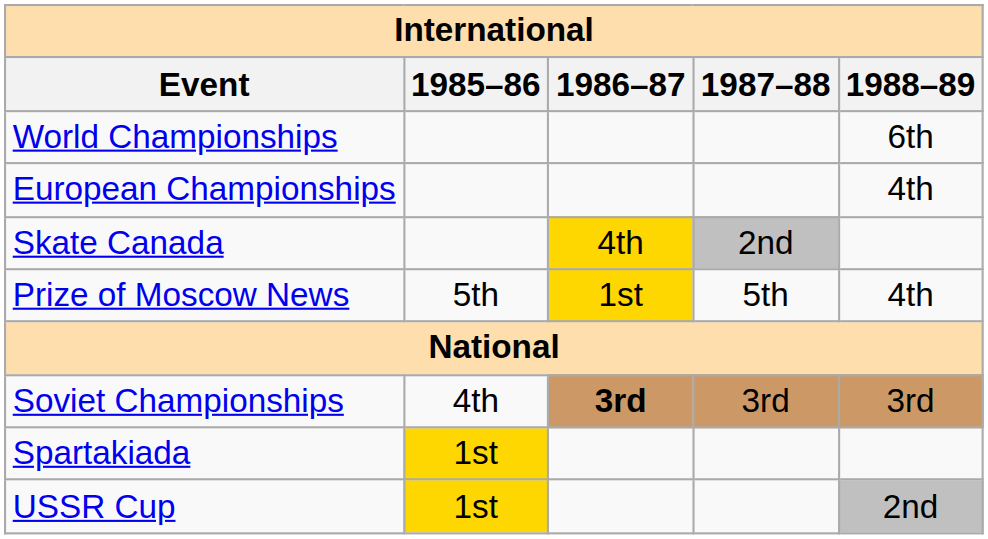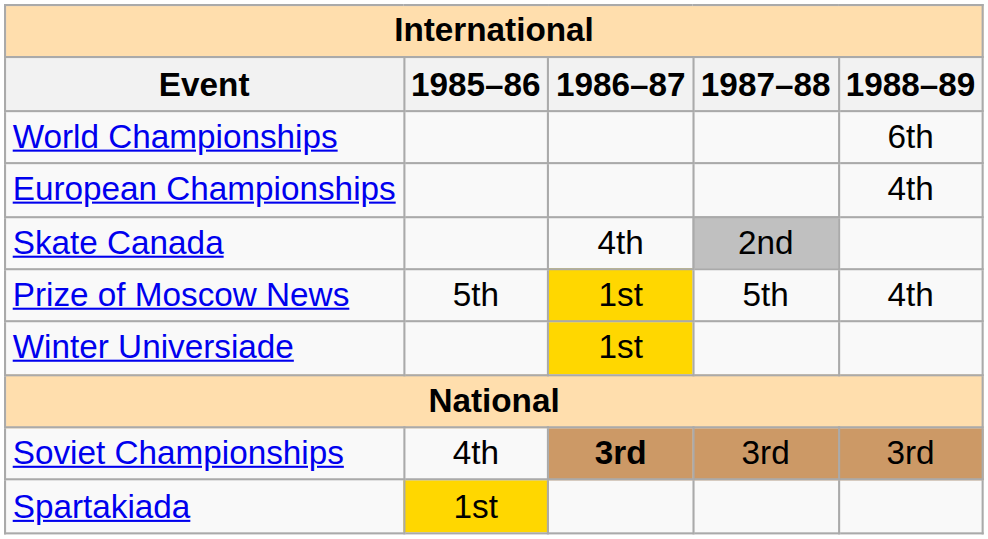(621, 242) gold background -> (621, 242) no background
+ row: (153, 347)
- row: (94, 505)
